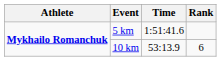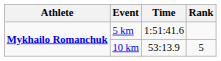(201, 48) 6 -> (201, 48) 5
